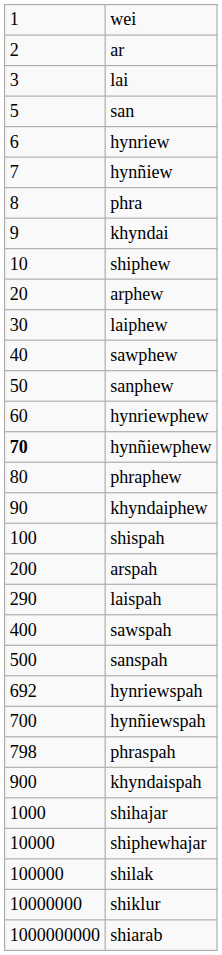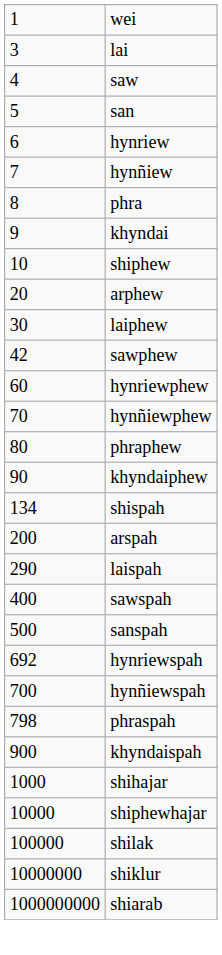- row: (117, 50)
+ row: (124, 80)
(19, 355) 40 -> (19, 355) 42
- row: (142, 385)
(19, 446) bold -> (19, 416) normal
(23, 538) 100 -> (23, 507) 134
